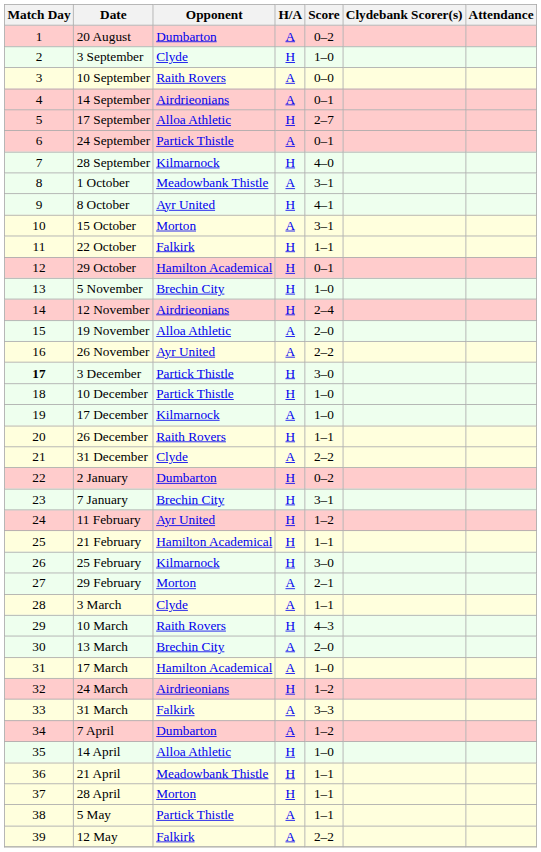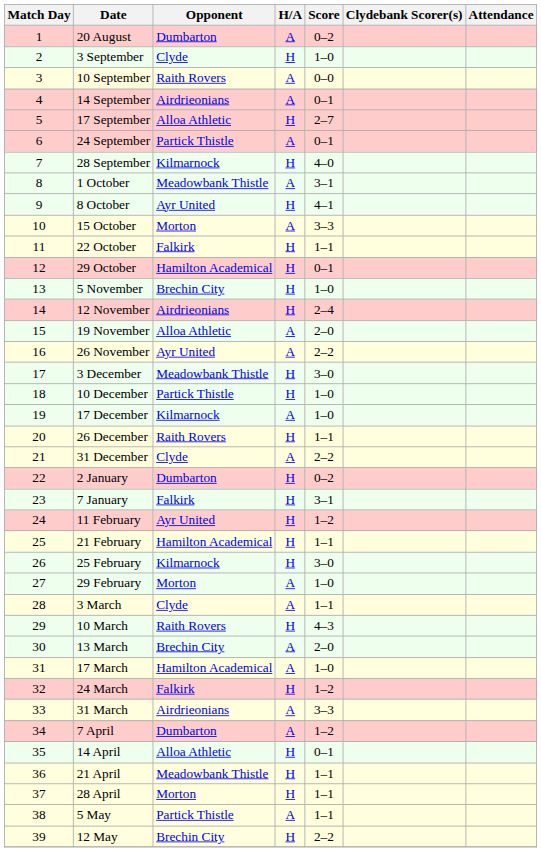(324, 225) 3–1 -> (324, 225) 3–3
(39, 373) bold -> (39, 373) normal
(195, 373) Partick Thistle -> (212, 373) Meadowbank Thistle
(190, 499) Brechin City -> (175, 499) Falkirk
(324, 583) 2–1 -> (324, 583) 1–0
(193, 688) Airdrieonians -> (175, 688) Falkirk
(175, 710) Falkirk -> (193, 710) Airdrieonians
(324, 752) 1–0 -> (324, 752) 0–1
(175, 836) Falkirk -> (190, 836) Brechin City
(290, 836) A -> (290, 836) H
